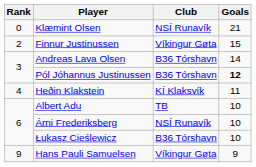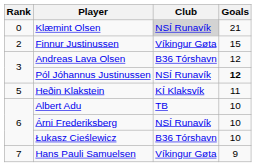(183, 28) no background -> (183, 28) lightgrey background
(235, 59) 14 -> (235, 59) 12
(186, 75) B36 Tórshavn -> (183, 75) NSÍ Runavík
(19, 91) 4 -> (19, 91) 5
(19, 153) 9 -> (19, 153) 7
